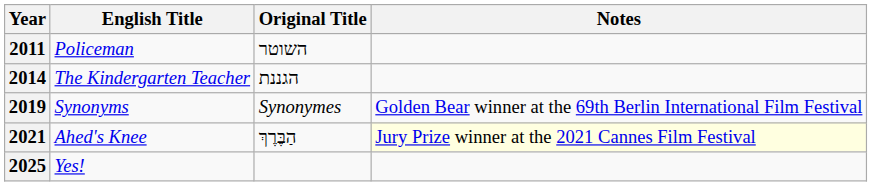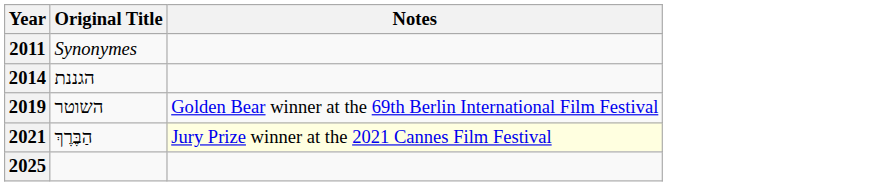- column: (152, 19)
(283, 48) השוטר -> (96, 48) Synonymes
(300, 107) Synonymes -> (79, 107) השוטר
